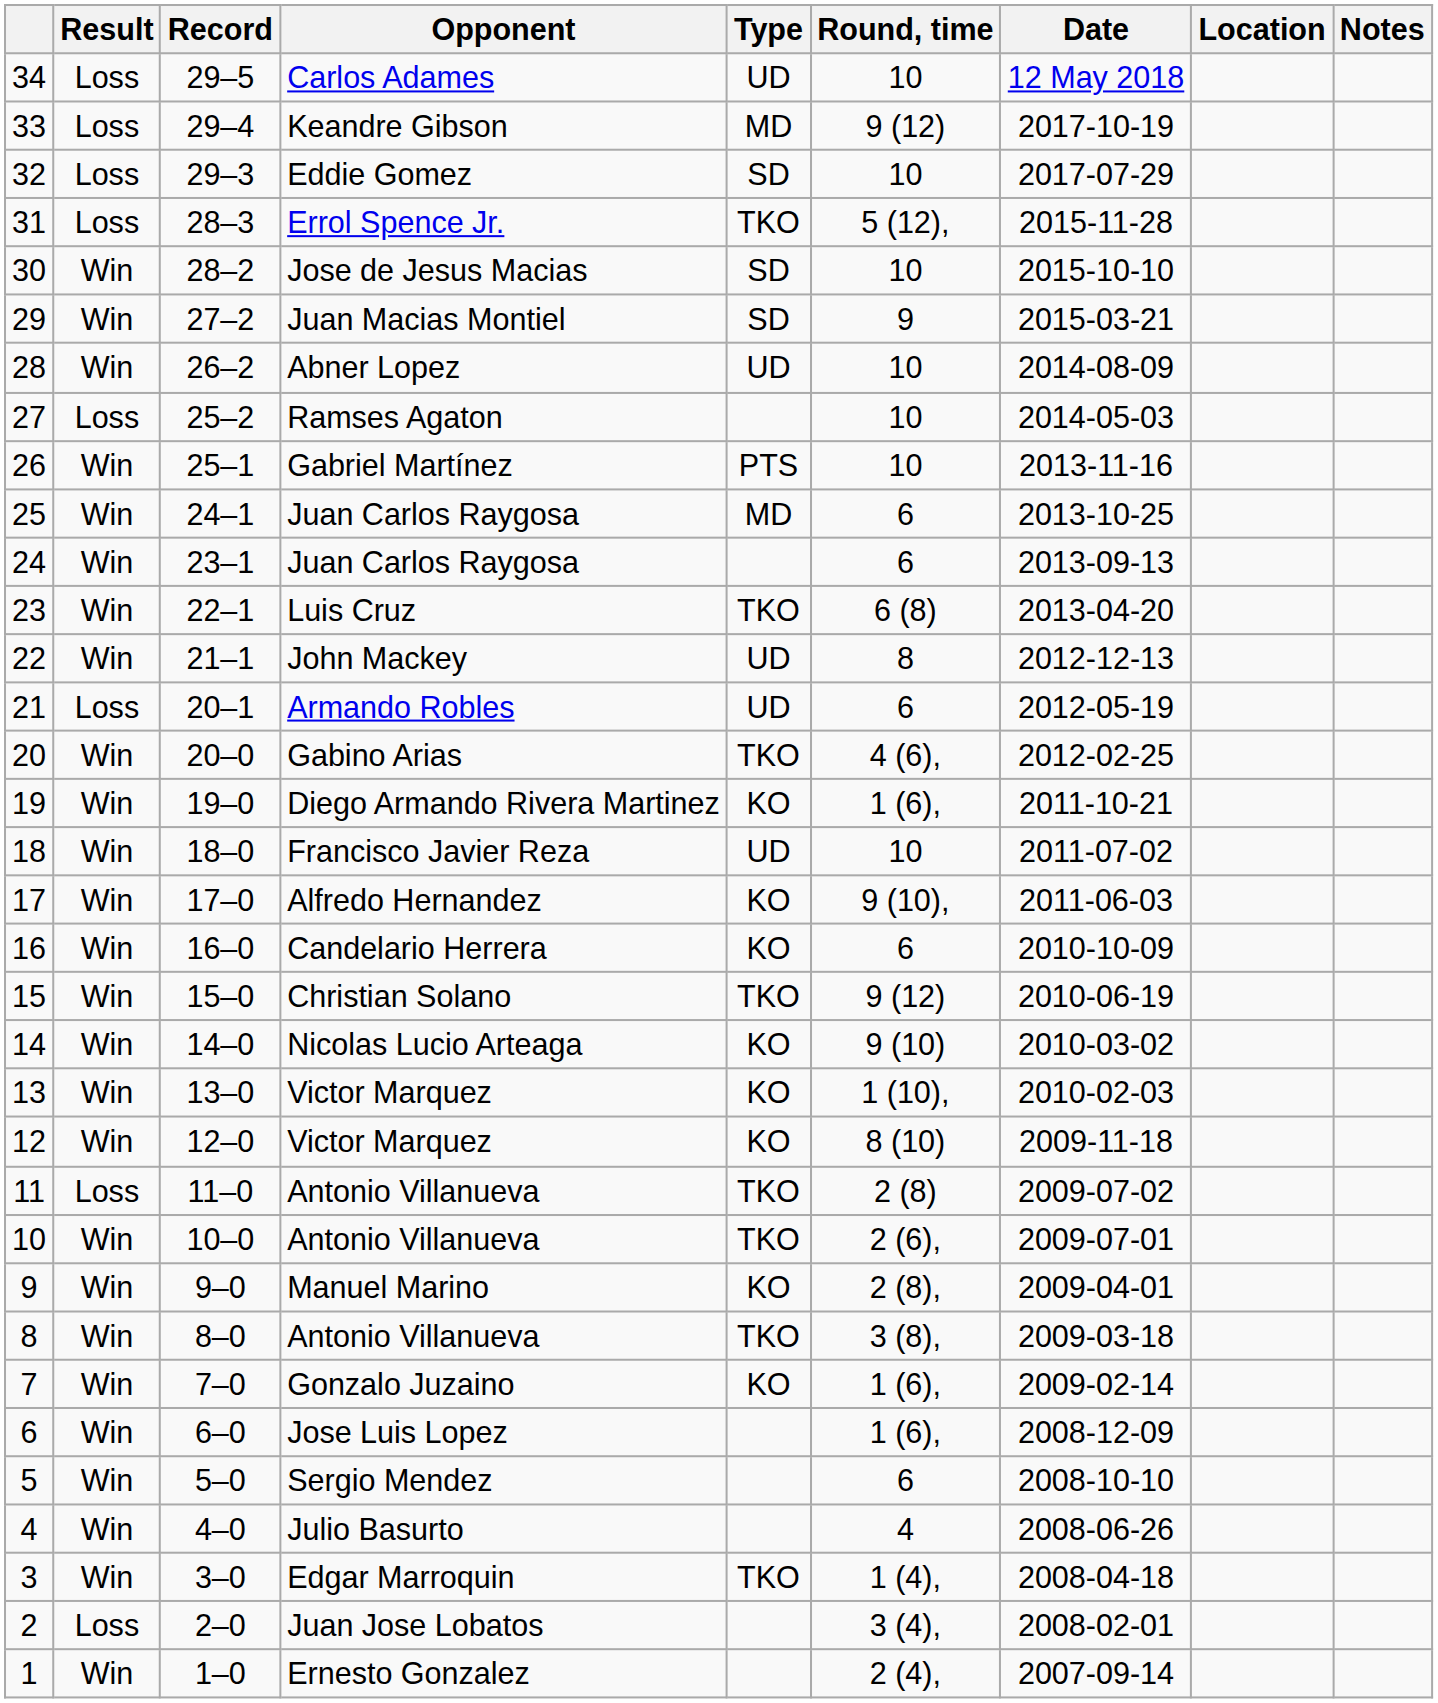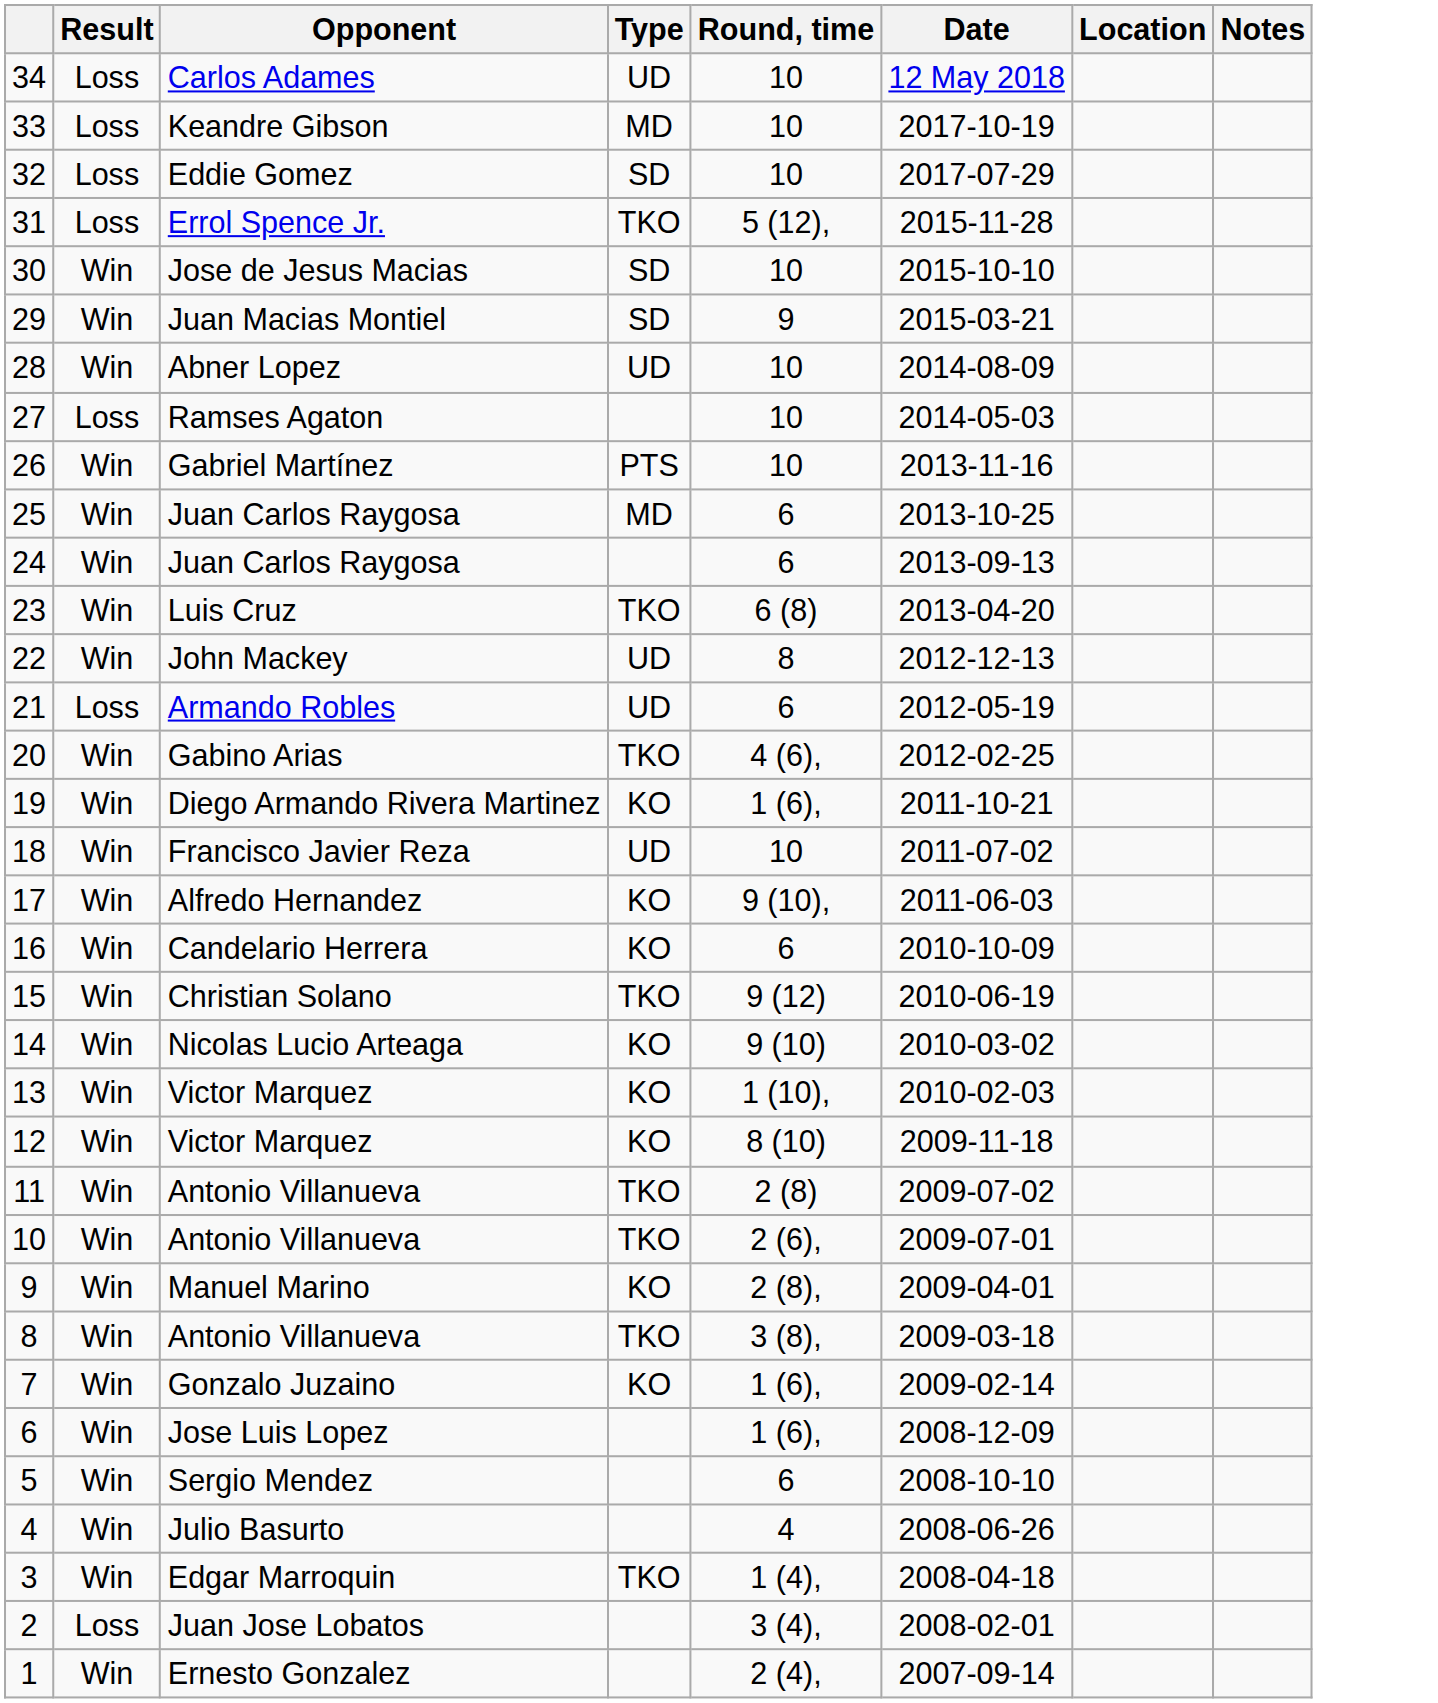- column: (220, 29)
(905, 126) 9 (12) -> (786, 126) 10
(107, 1190) Loss -> (107, 1190) Win
